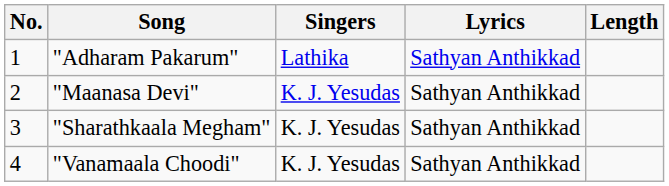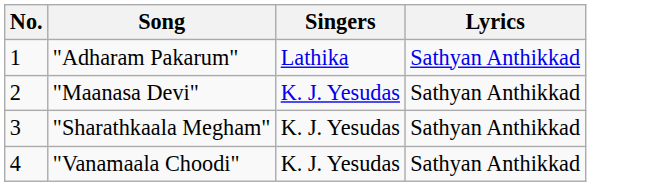- column: (624, 22)
